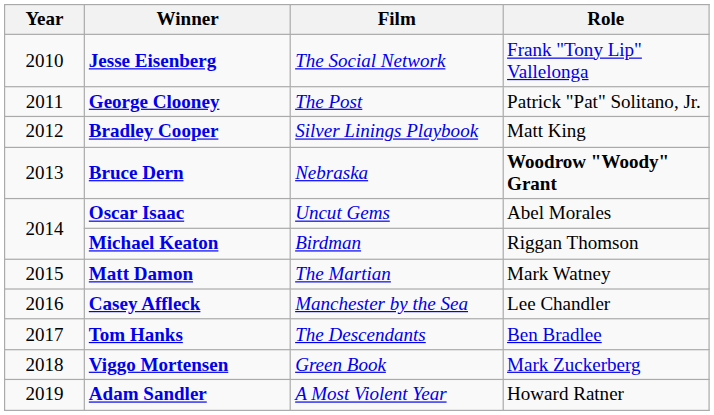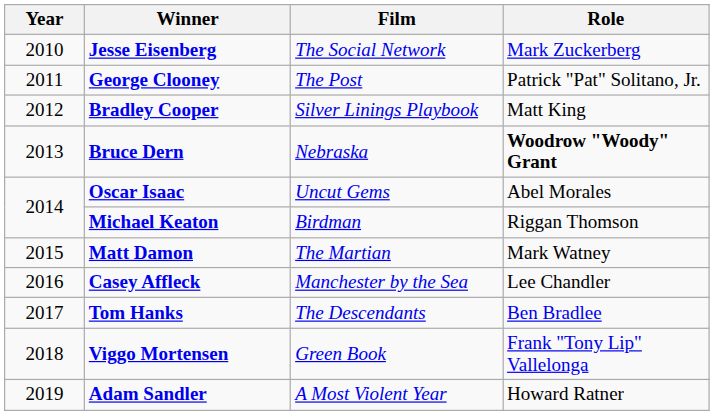(574, 60) Frank "Tony Lip" Vallelonga -> (574, 49) Mark Zuckerberg
(574, 364) Mark Zuckerberg -> (574, 353) Frank "Tony Lip" Vallelonga
